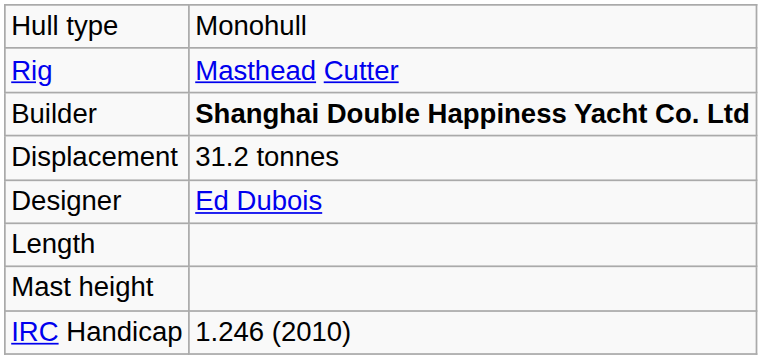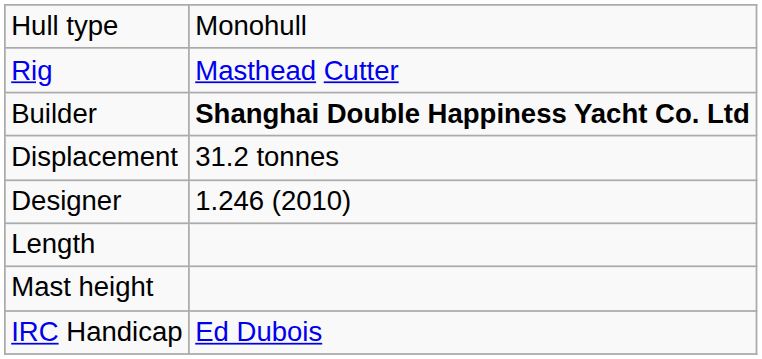(259, 200) Ed Dubois -> (273, 200) 1.246 (2010)
(273, 331) 1.246 (2010) -> (259, 331) Ed Dubois
